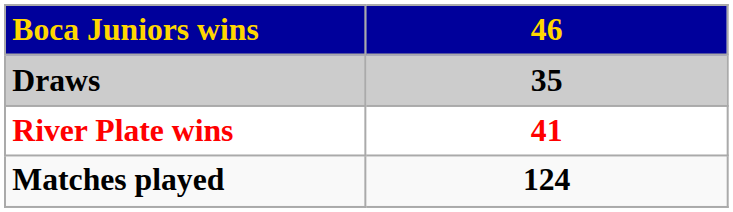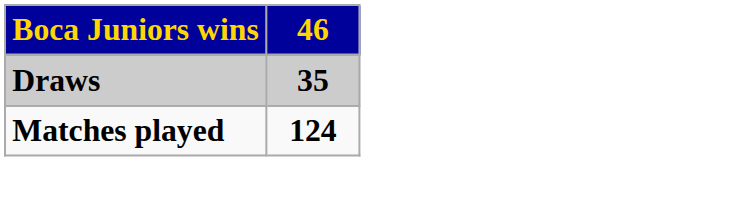- row: (123, 130)
